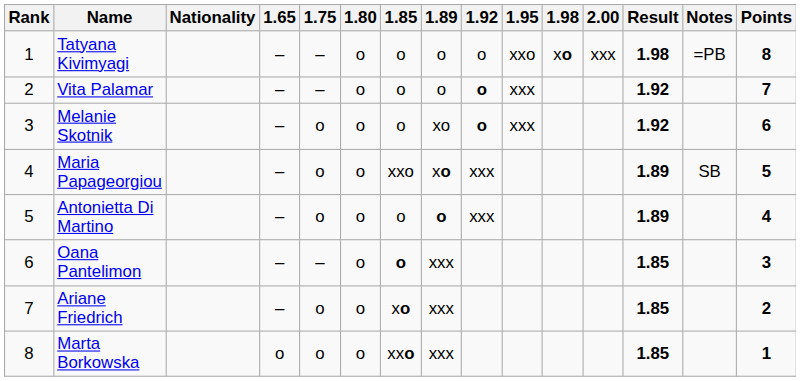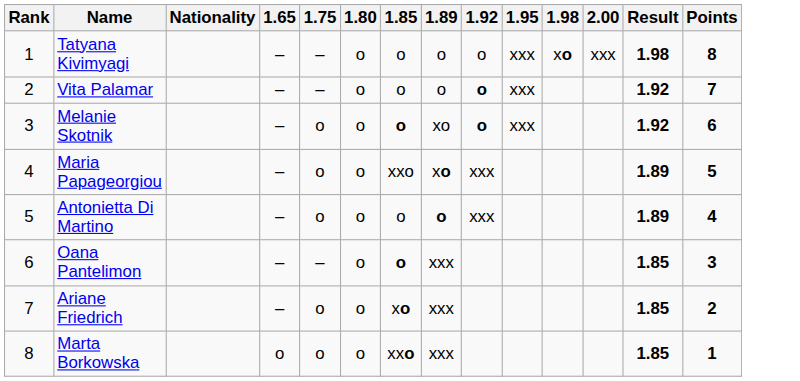- column: (710, 17)
(522, 53) xxo -> (522, 53) xxx
(401, 126) normal -> (401, 126) bold
